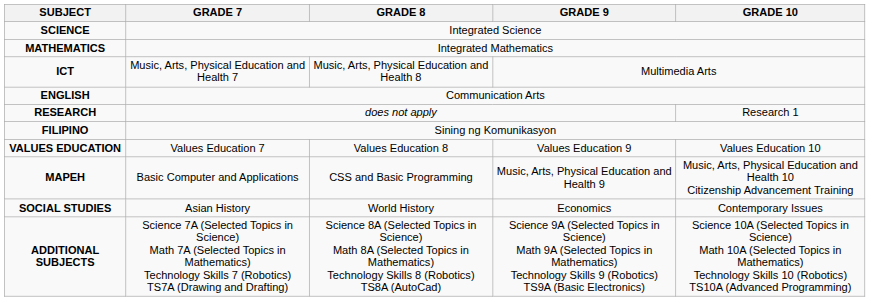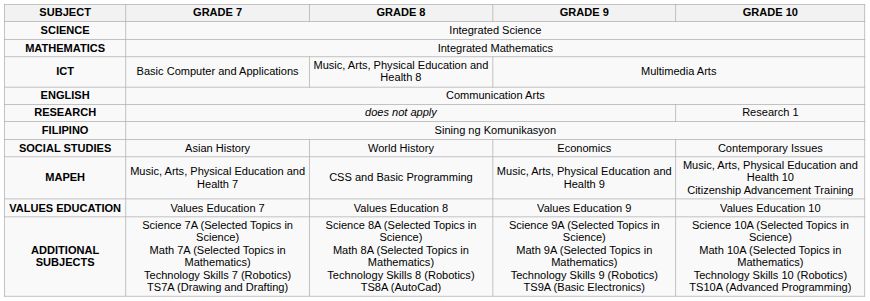(218, 71) Music, Arts, Physical Education and Health 7 -> (218, 71) Basic Computer and Applications
rows swapped: (65, 208) <-> (65, 148)
(218, 178) Basic Computer and Applications -> (218, 178) Music, Arts, Physical Education and Health 7
